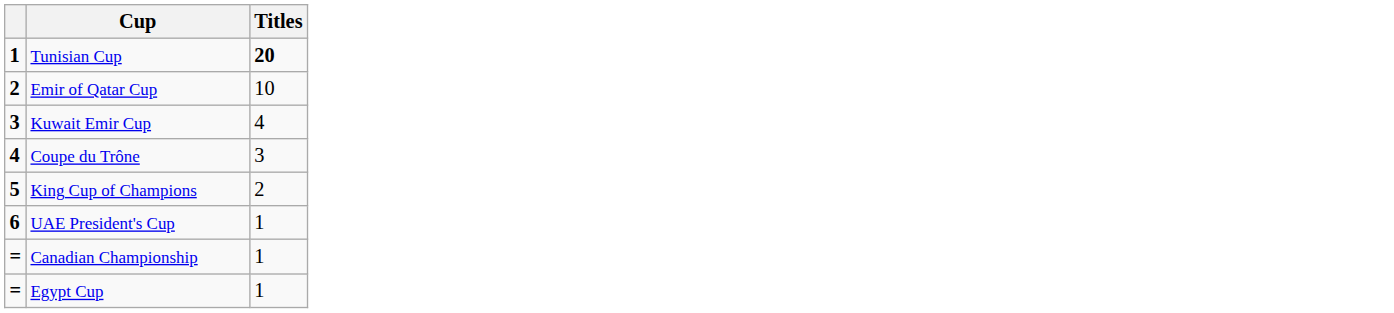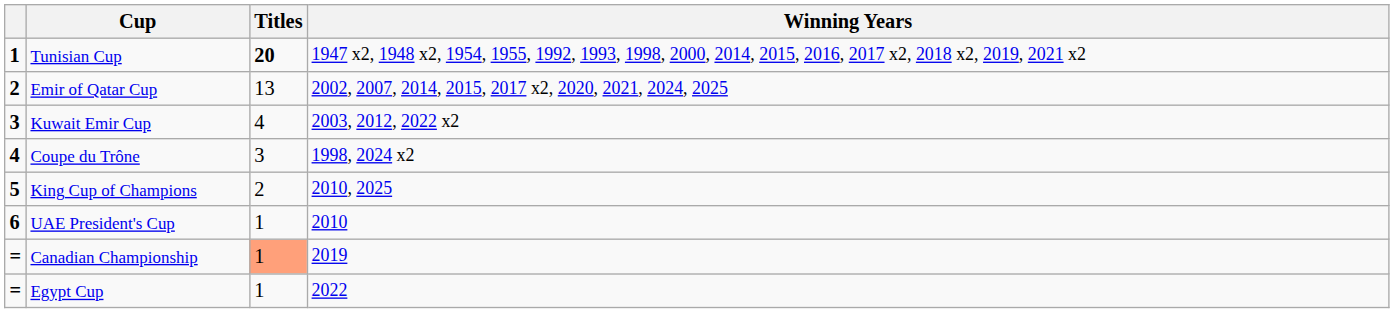+ column: (848, 21)
(265, 88) 10 -> (265, 88) 13
(259, 256) no background -> (259, 256) lightsalmon background
